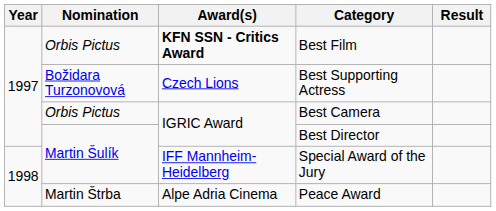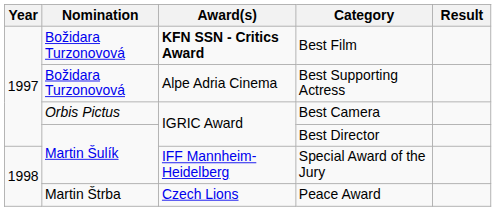(83, 45) Orbis Pictus -> (85, 45) Božidara Turzonovová
(200, 83) Czech Lions -> (220, 83) Alpe Adria Cinema
(220, 194) Alpe Adria Cinema -> (200, 194) Czech Lions
